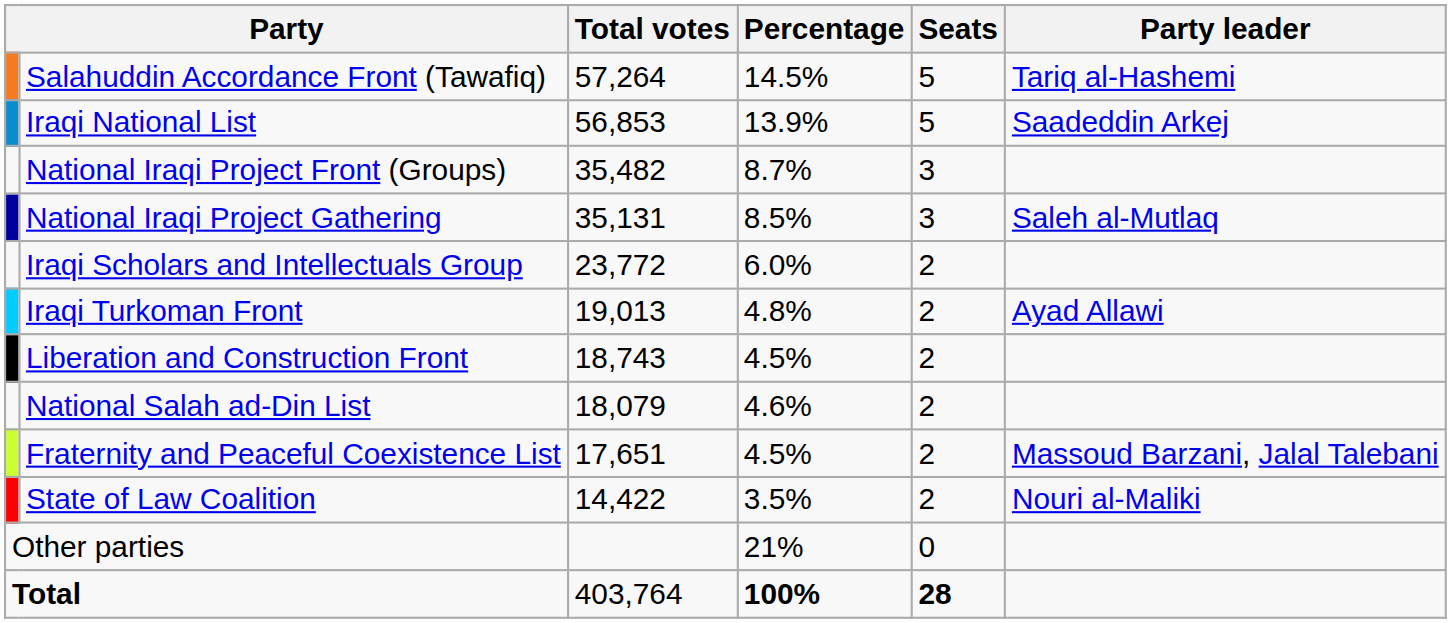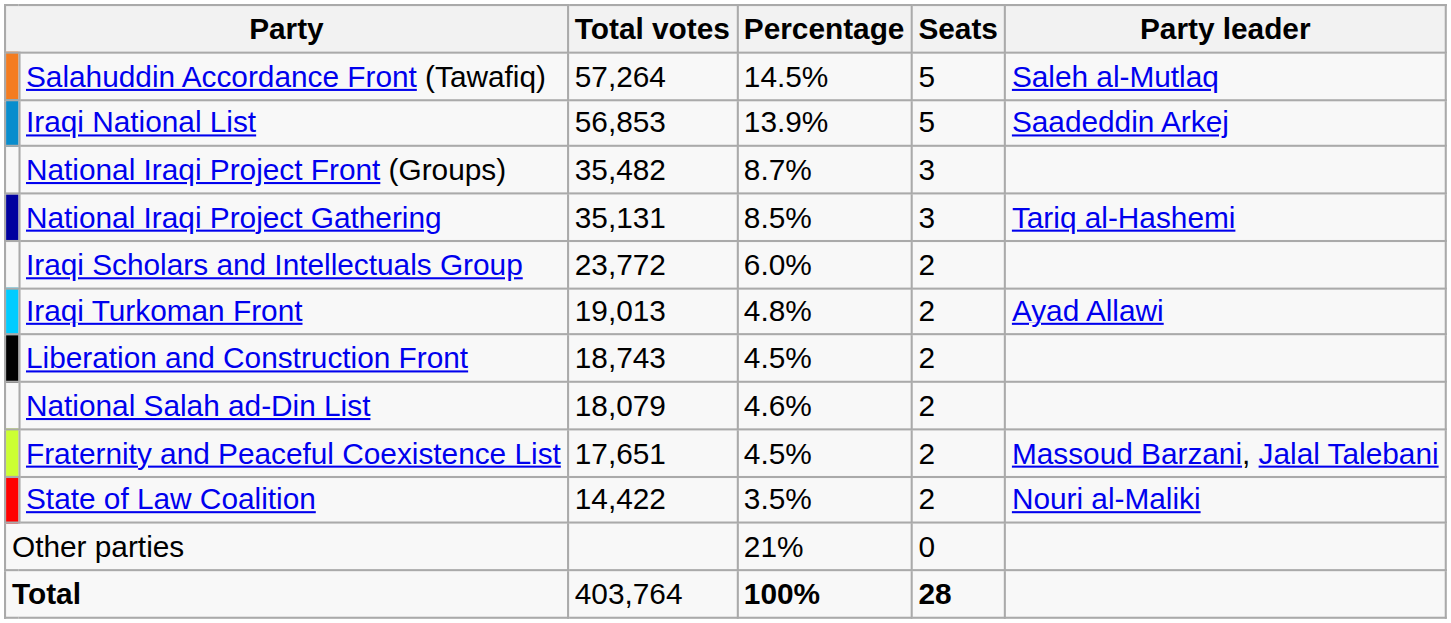(1124, 76) Tariq al-Hashemi -> (1115, 76) Saleh al-Mutlaq
(1115, 217) Saleh al-Mutlaq -> (1124, 217) Tariq al-Hashemi
